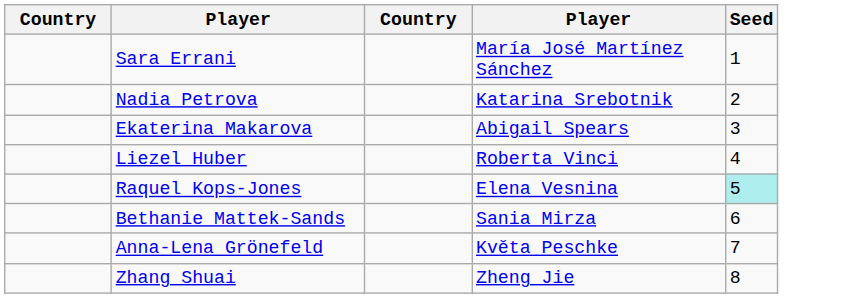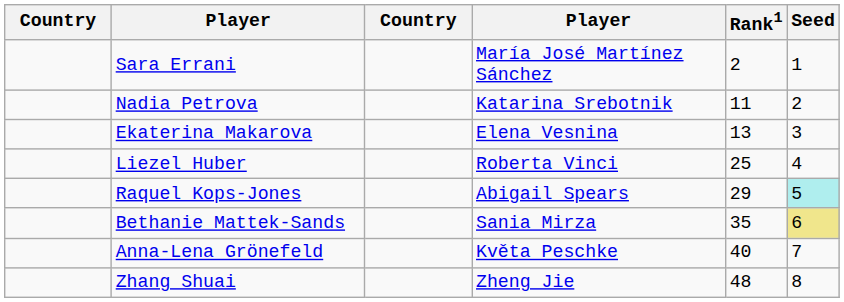+ column: (756, 22)
(552, 130) Abigail Spears -> (547, 134) Elena Vesnina
(547, 189) Elena Vesnina -> (552, 194) Abigail Spears
(735, 219) no background -> (797, 223) khaki background
